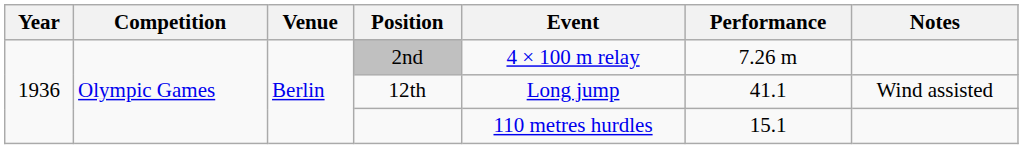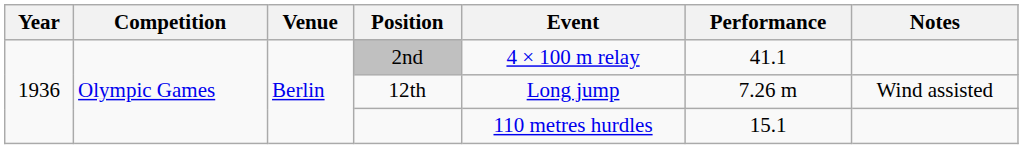(768, 56) 7.26 m -> (768, 56) 41.1
(768, 91) 41.1 -> (768, 91) 7.26 m
